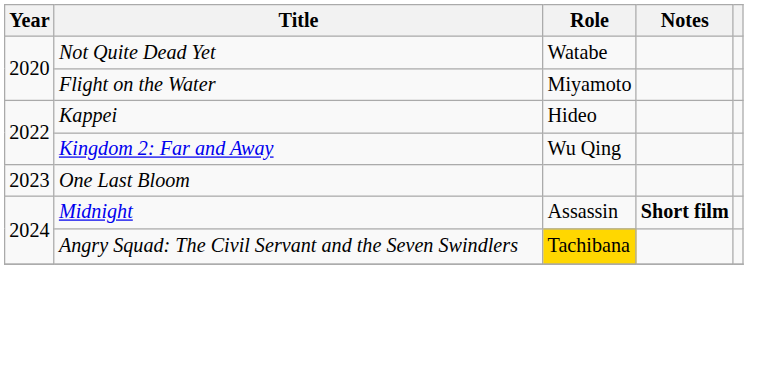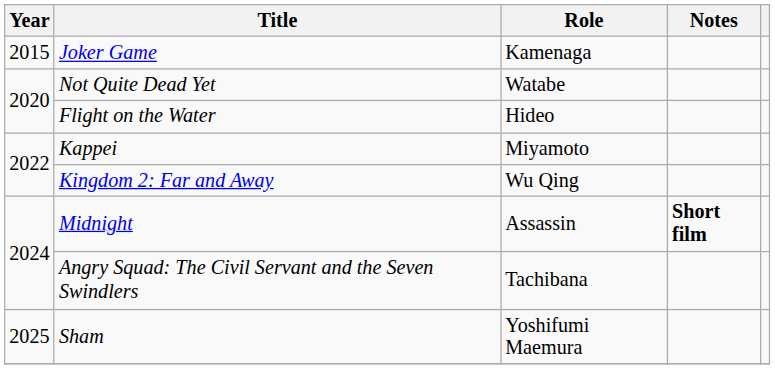+ row: (108, 52)
(589, 84) Miyamoto -> (530, 116) Hideo
(572, 116) Hideo -> (547, 148) Miyamoto
- row: (124, 180)
(589, 246) gold background -> (546, 280) no background
+ row: (81, 336)
